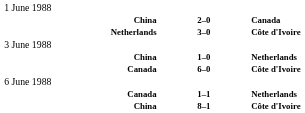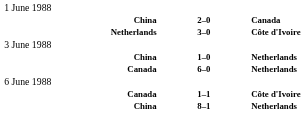(276, 69) Côte d'Ivoire -> (274, 69) Netherlands
(274, 94) Netherlands -> (276, 94) Côte d'Ivoire
(276, 106) Côte d'Ivoire -> (274, 106) Netherlands
